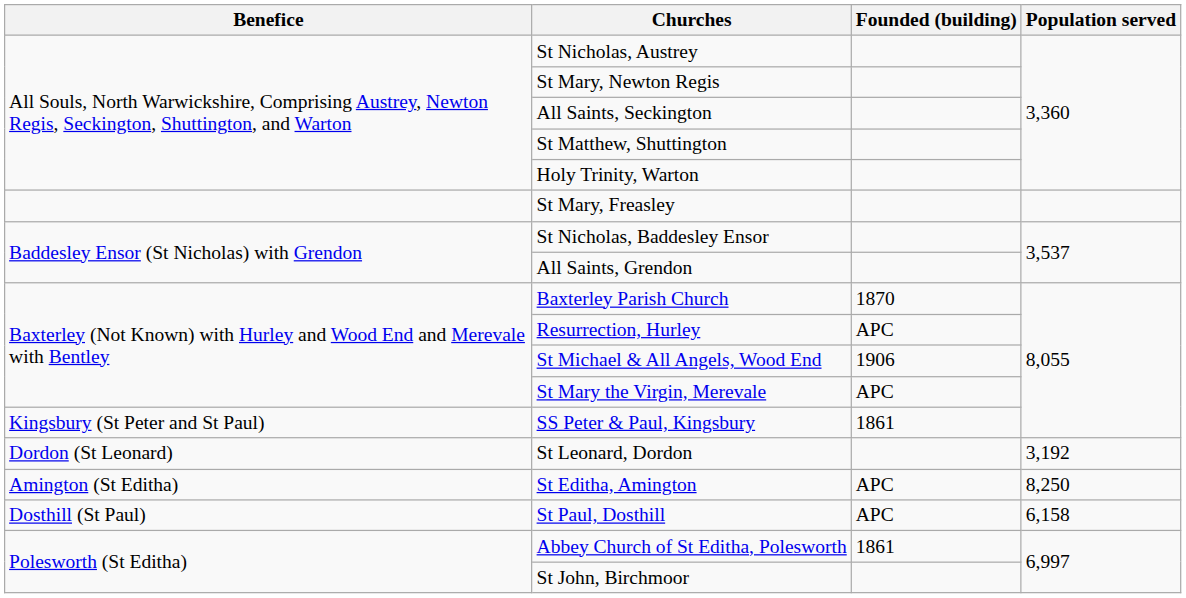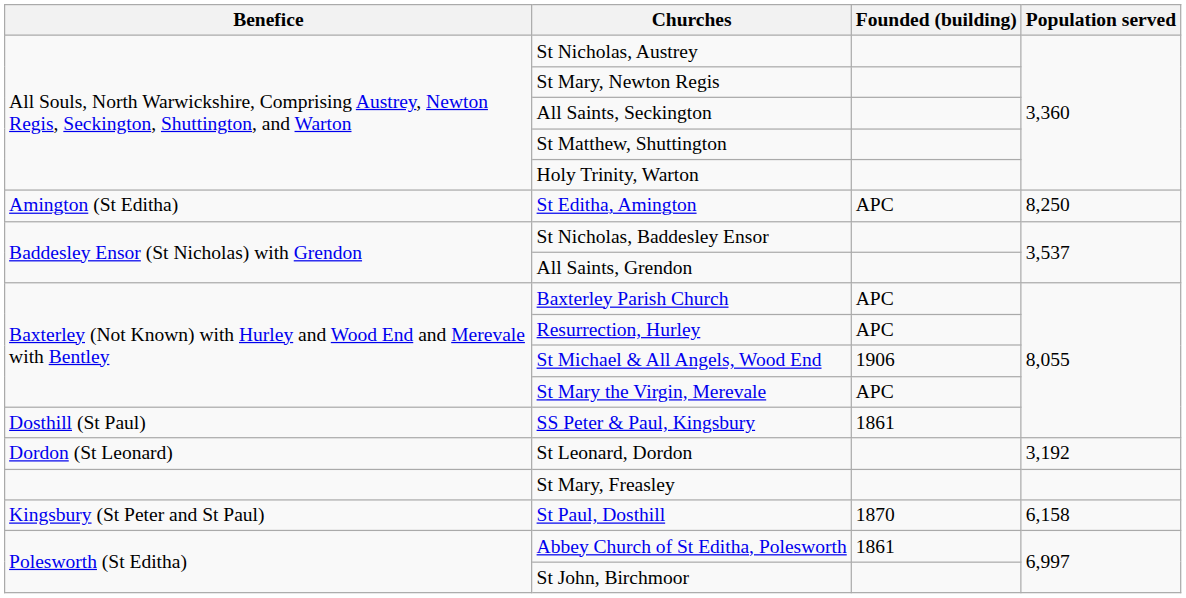rows swapped: (617, 484) <-> (606, 205)
(875, 298) 1870 -> (875, 298) APC
(137, 422) Kingsbury (St Peter and St Paul) -> (77, 422) Dosthill (St Paul)
(77, 515) Dosthill (St Paul) -> (137, 515) Kingsbury (St Peter and St Paul)
(875, 515) APC -> (875, 515) 1870
